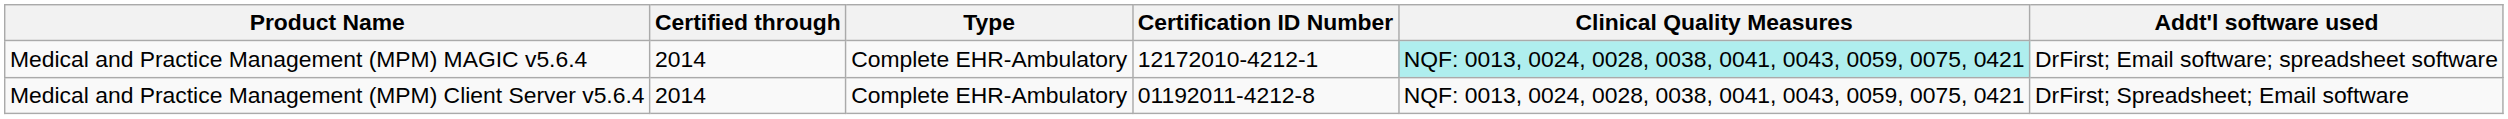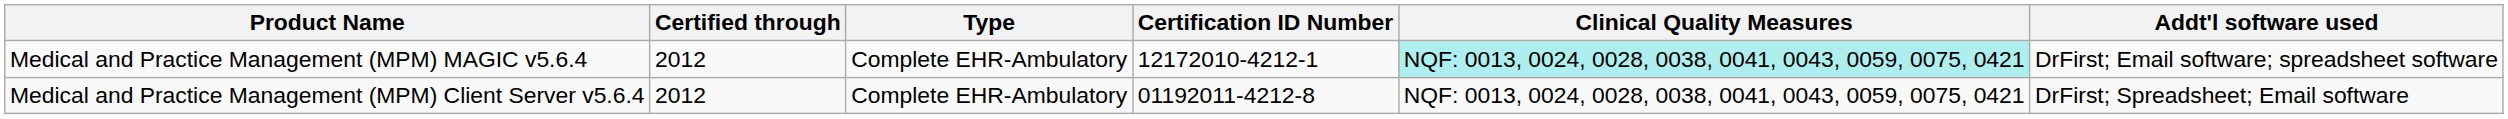(681, 58) 2014 -> (681, 58) 2012
(681, 95) 2014 -> (681, 95) 2012
